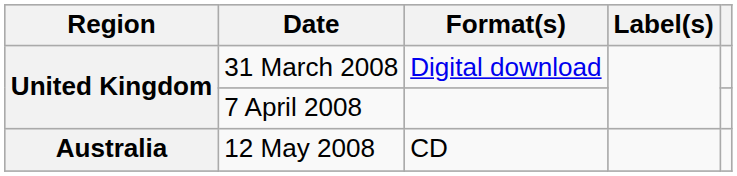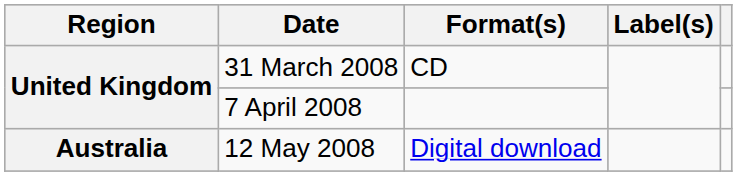(506, 66) Digital download -> (429, 66) CD
(429, 149) CD -> (506, 149) Digital download
